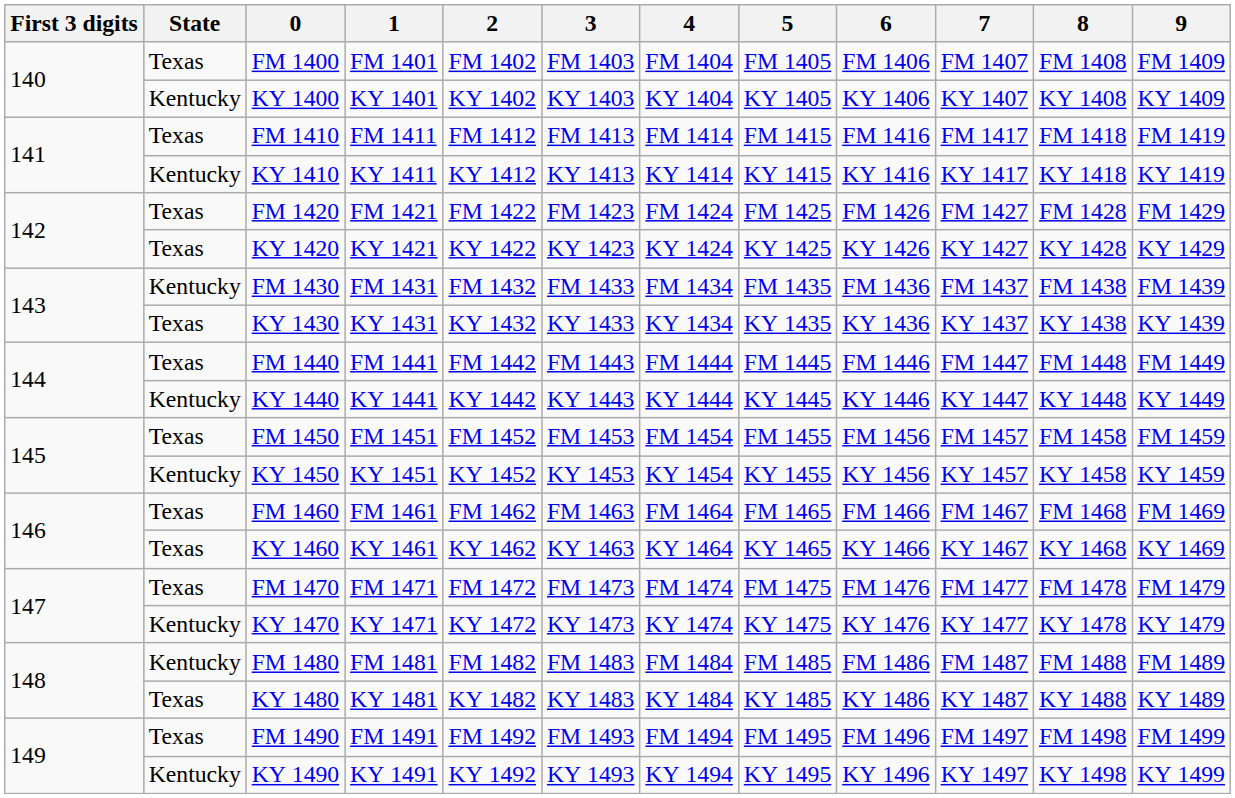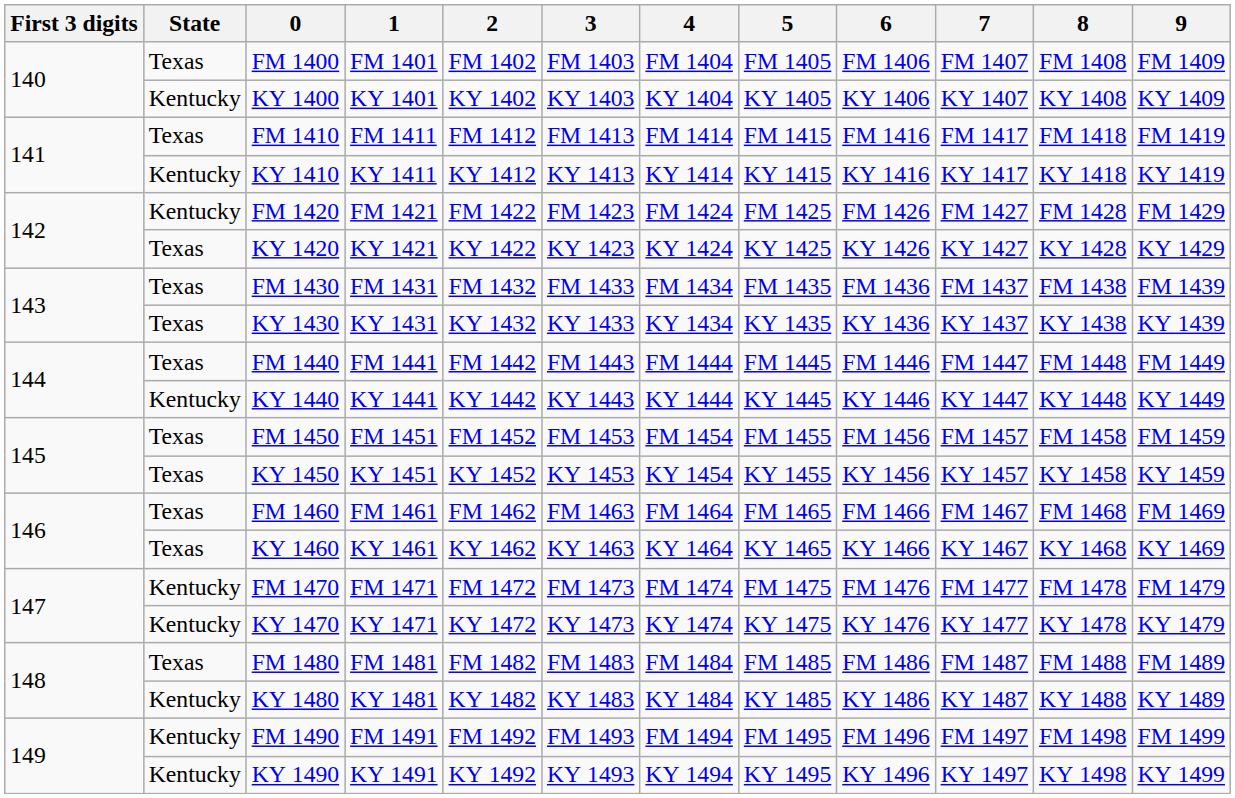(176, 211) Texas -> (195, 211) Kentucky
(195, 286) Kentucky -> (176, 286) Texas
(195, 473) Kentucky -> (176, 473) Texas
(176, 586) Texas -> (195, 586) Kentucky
(195, 661) Kentucky -> (176, 661) Texas
(176, 699) Texas -> (195, 699) Kentucky
(176, 736) Texas -> (195, 736) Kentucky
